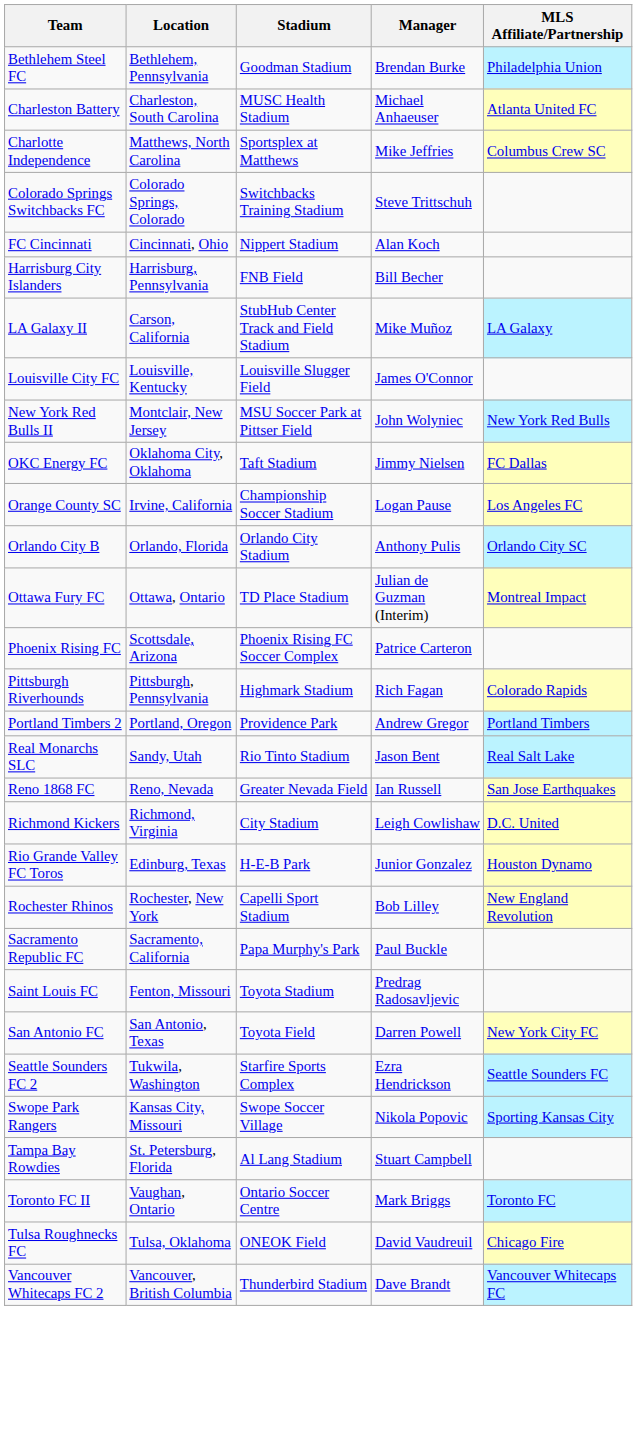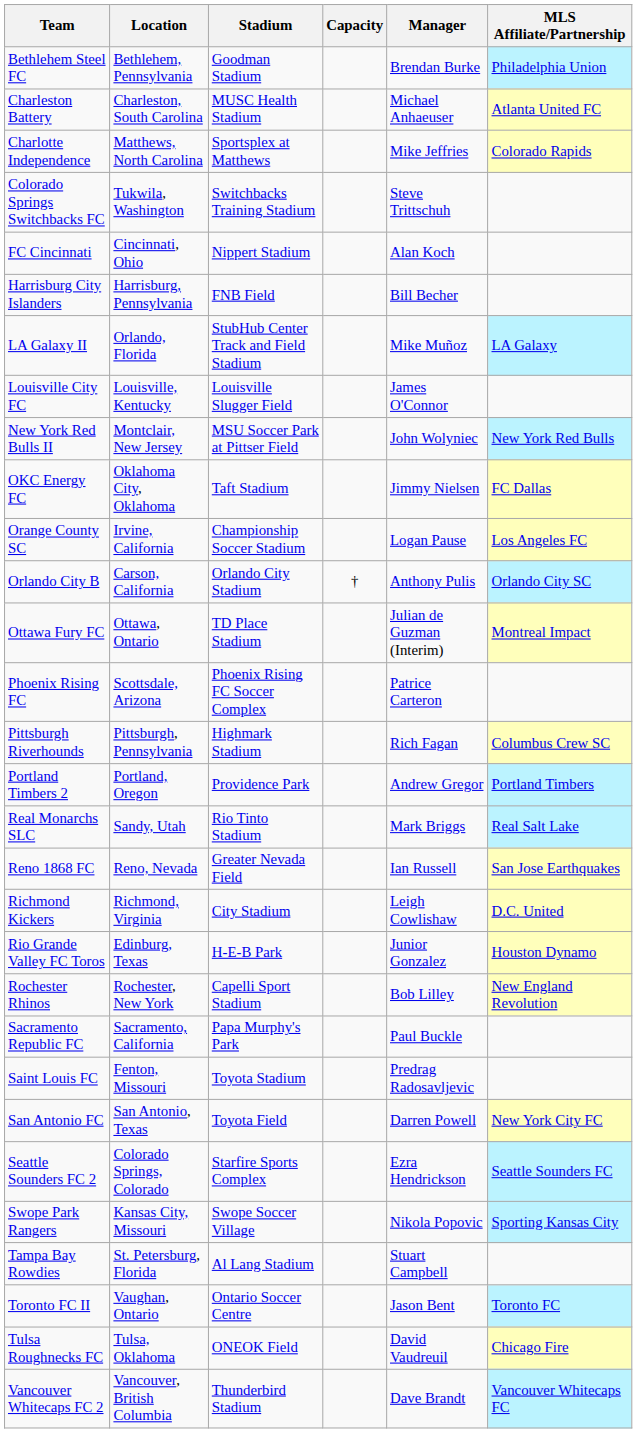+ column: (355, 25)
(546, 151) Columbus Crew SC -> (542, 151) Colorado Rapids
(157, 202) Colorado Springs, Colorado -> (149, 202) Tukwila, Washington
(159, 328) Carson, California -> (140, 345) Orlando, Florida
(179, 547) Orlando, Florida -> (143, 582) Carson, California
(537, 690) Colorado Rapids -> (551, 743) Columbus Crew SC
(407, 756) Jason Bent -> (428, 826) Mark Briggs
(165, 1075) Tukwila, Washington -> (141, 1171) Colorado Springs, Colorado
(413, 1201) Mark Briggs -> (422, 1306) Jason Bent
